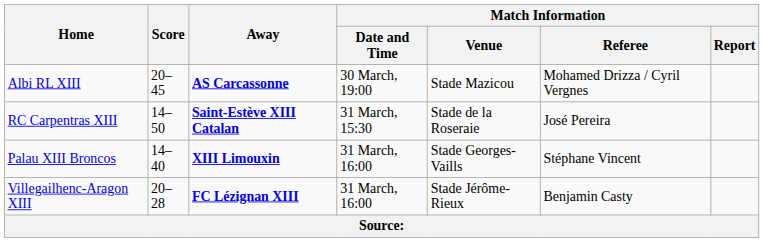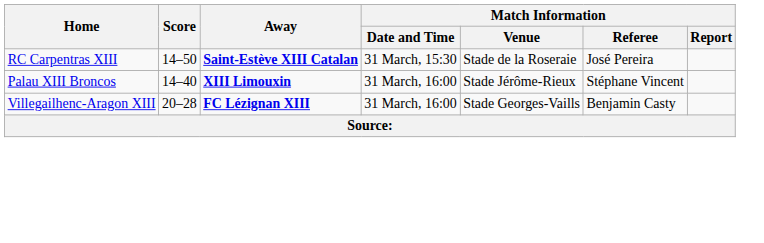- row: (44, 83)
(473, 158) Stade Georges-Vaills -> (519, 81) Stade Jérôme-Rieux
(470, 196) Stade Jérôme-Rieux -> (522, 103) Stade Georges-Vaills
